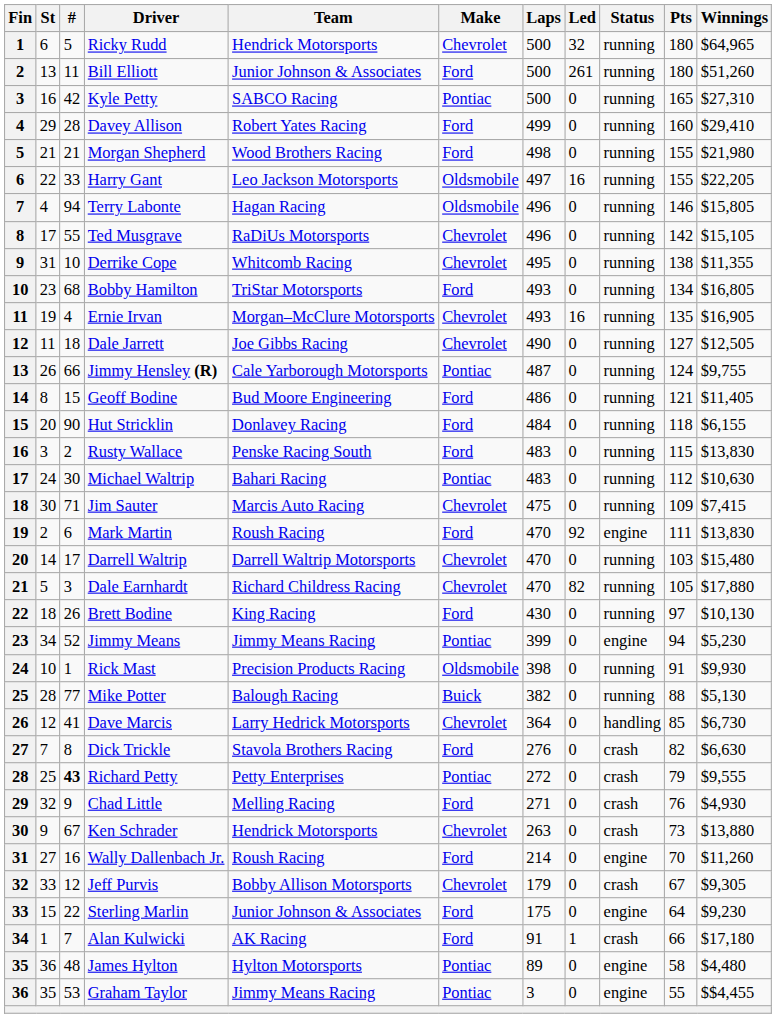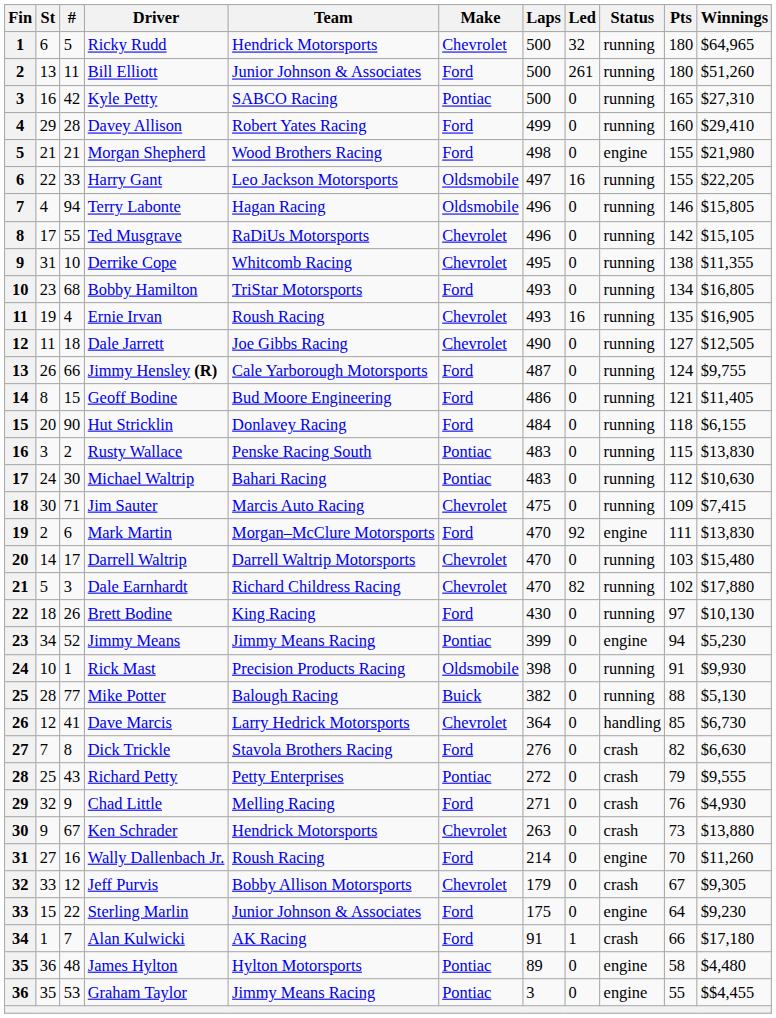(629, 153) running -> (625, 153) engine
(333, 315) Morgan–McClure Motorsports -> (278, 315) Roush Racing
(467, 370) Pontiac -> (458, 370) Ford
(458, 451) Ford -> (467, 451) Pontiac
(278, 532) Roush Racing -> (333, 532) Morgan–McClure Motorsports
(681, 586) 105 -> (681, 586) 102
(72, 776) bold -> (72, 776) normal
